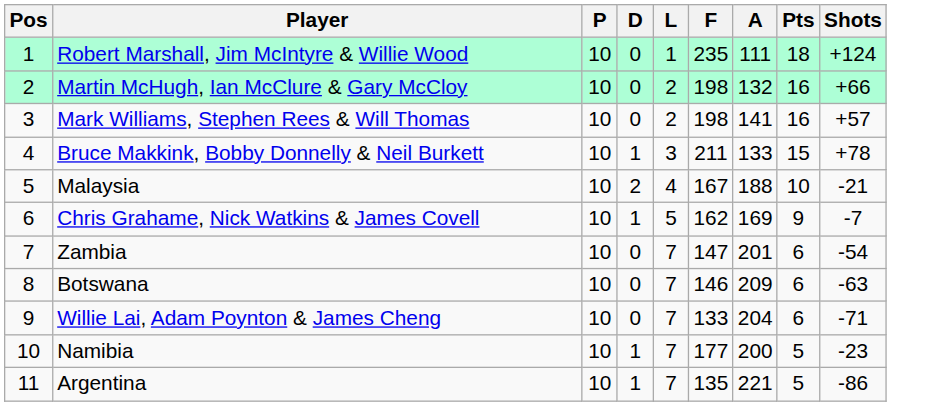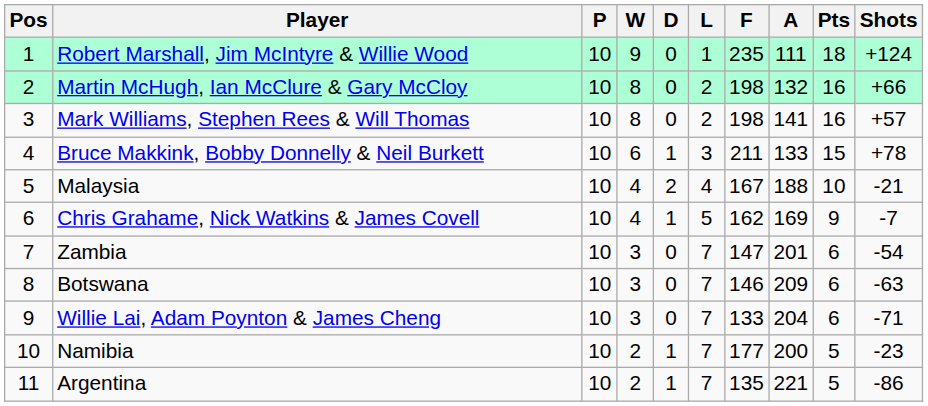+ column: (635, 20)
